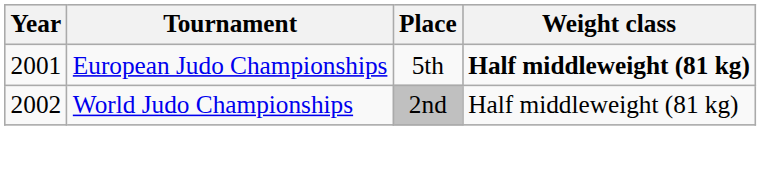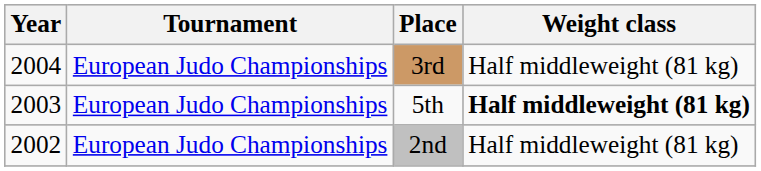+ row: (428, 64)
(36, 64) 2001 -> (36, 104) 2003
(213, 104) World Judo Championships -> (230, 144) European Judo Championships
